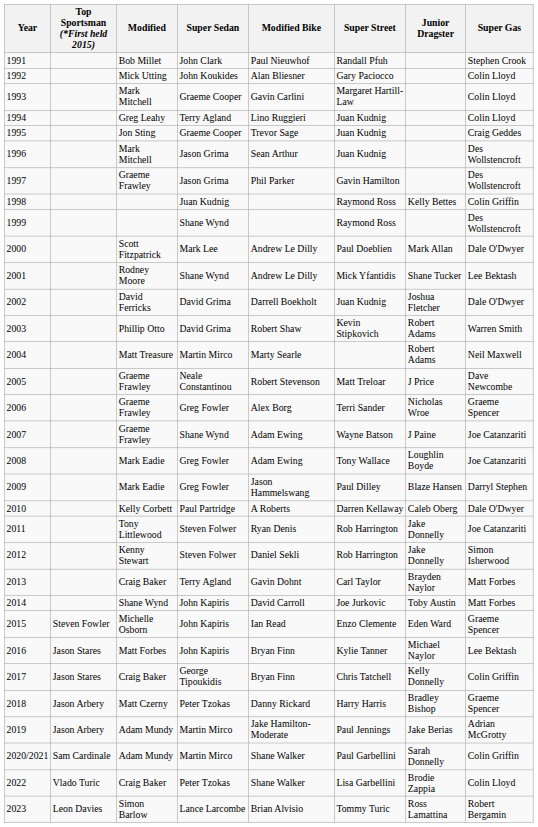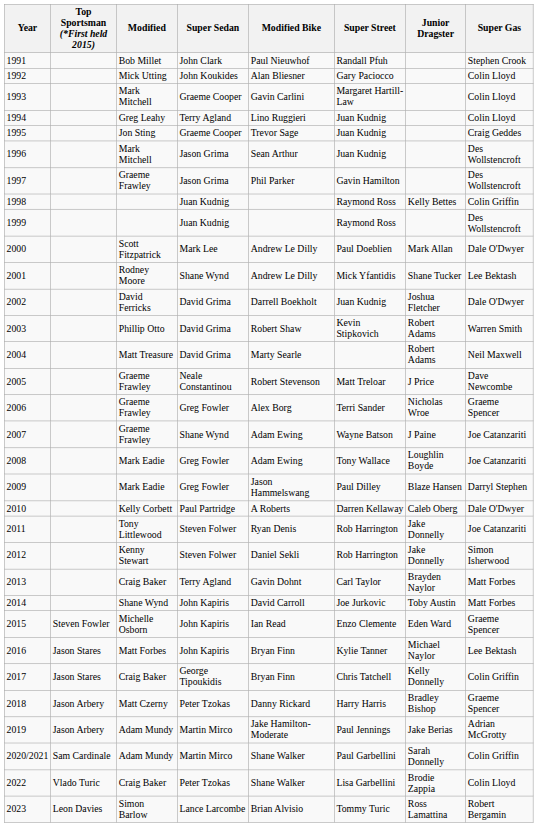(204, 222) Shane Wynd -> (204, 222) Juan Kudnig
(206, 355) Martin Mirco -> (205, 355) David Grima
